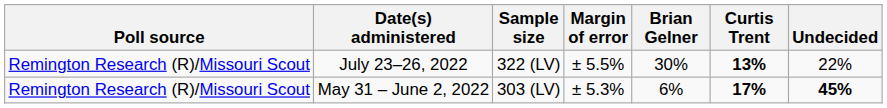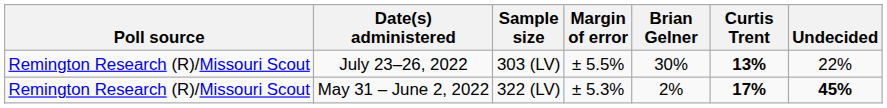(529, 64) 322 (LV) -> (529, 64) 303 (LV)
(529, 90) 303 (LV) -> (529, 90) 322 (LV)
(671, 90) 6% -> (671, 90) 2%
